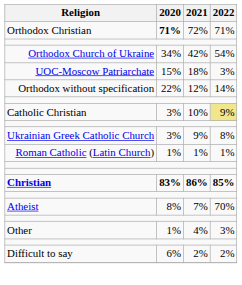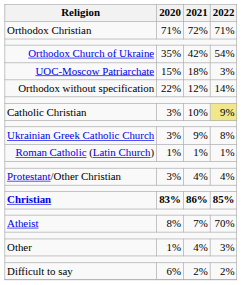(170, 30) bold -> (171, 30) normal
(171, 54) 34% -> (171, 54) 35%
+ row: (64, 176)
